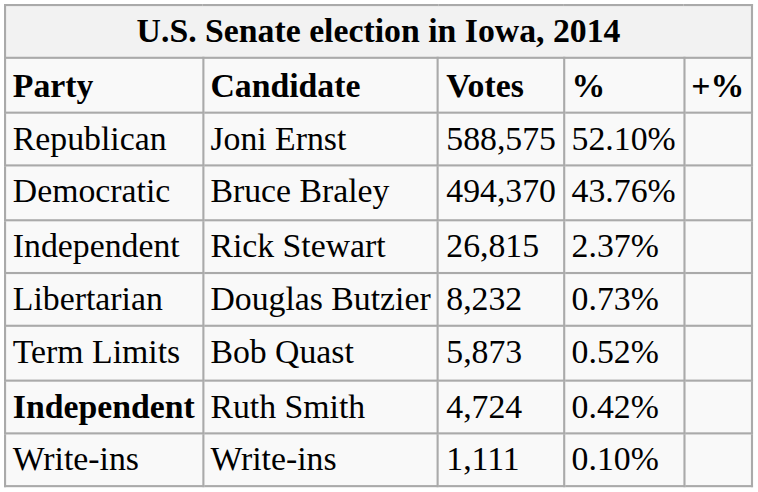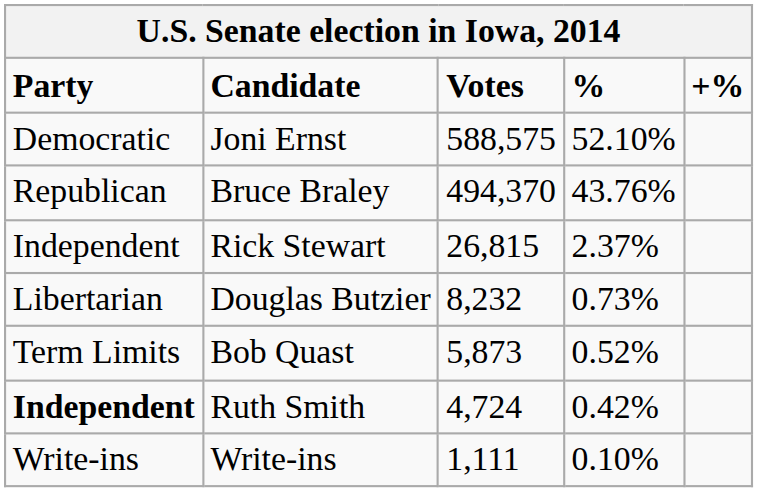(90, 138) Republican -> (92, 138) Democratic
(92, 191) Democratic -> (90, 191) Republican
